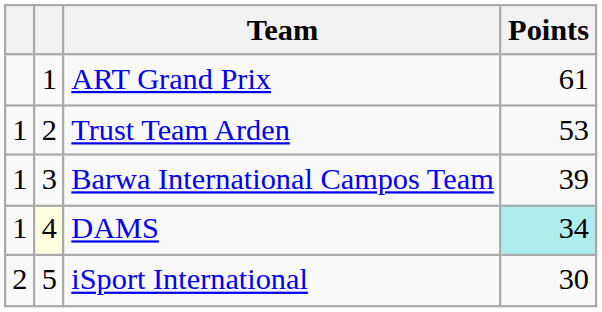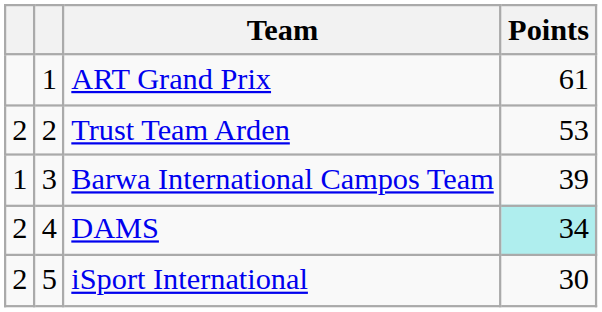(20, 129) 1 -> (20, 129) 2
(20, 229) 1 -> (20, 229) 2
(49, 229) lightyellow background -> (49, 229) no background
